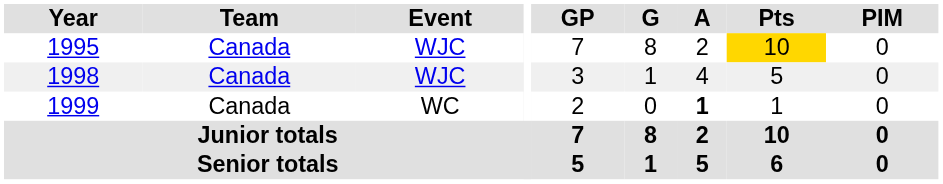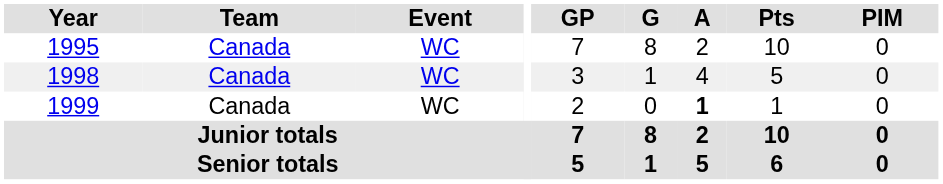(440, 47) WJC -> (440, 47) WC
(777, 47) gold background -> (777, 47) no background
(440, 76) WJC -> (440, 76) WC
